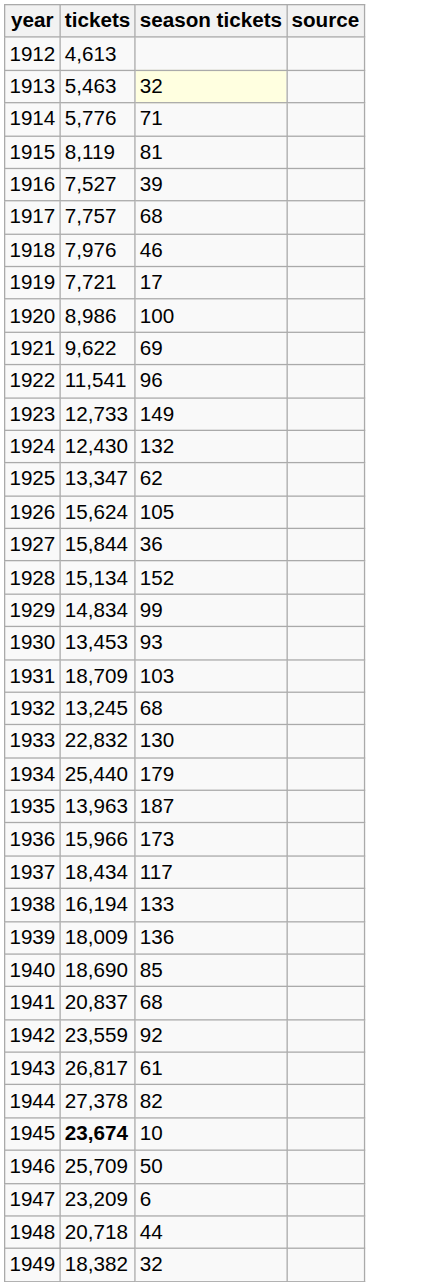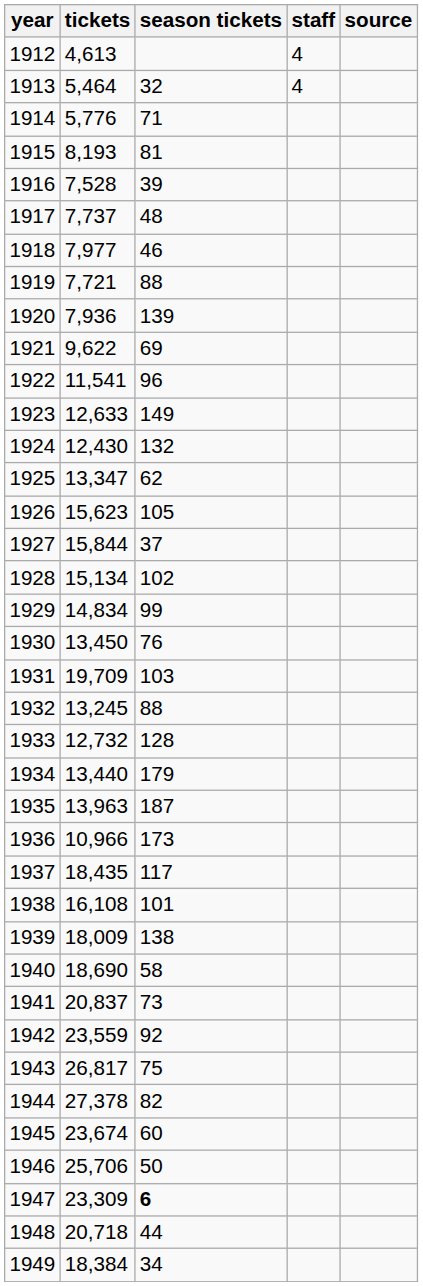+ column: (313, 20)
(91, 86) 5,463 -> (91, 86) 5,464
(151, 86) lightyellow background -> (151, 86) no background
(90, 151) 8,119 -> (91, 151) 8,193
(91, 184) 7,527 -> (91, 184) 7,528
(91, 217) 7,757 -> (91, 217) 7,737
(151, 217) 68 -> (151, 217) 48
(91, 250) 7,976 -> (91, 250) 7,977
(151, 282) 17 -> (151, 282) 88
(91, 315) 8,986 -> (91, 315) 7,936
(157, 315) 100 -> (157, 315) 139
(96, 413) 12,733 -> (96, 413) 12,633
(96, 511) 15,624 -> (96, 511) 15,623
(151, 544) 36 -> (151, 544) 37
(157, 577) 152 -> (157, 577) 102
(96, 642) 13,453 -> (96, 642) 13,450
(151, 642) 93 -> (151, 642) 76
(96, 675) 18,709 -> (96, 675) 19,709
(151, 708) 68 -> (151, 708) 88
(96, 741) 22,832 -> (96, 741) 12,732
(157, 741) 130 -> (157, 741) 128
(96, 773) 25,440 -> (96, 773) 13,440
(96, 839) 15,966 -> (96, 839) 10,966
(96, 871) 18,434 -> (96, 871) 18,435
(96, 904) 16,194 -> (96, 904) 16,108
(157, 904) 133 -> (157, 904) 101
(157, 937) 136 -> (157, 937) 138
(151, 970) 85 -> (151, 970) 58
(151, 1002) 68 -> (151, 1002) 73
(151, 1068) 61 -> (151, 1068) 75
(96, 1133) bold -> (96, 1133) normal
(151, 1133) 10 -> (151, 1133) 60
(96, 1166) 25,709 -> (96, 1166) 25,706
(96, 1199) 23,209 -> (96, 1199) 23,309
(145, 1199) normal -> (145, 1199) bold
(96, 1264) 18,382 -> (96, 1264) 18,384
(151, 1264) 32 -> (151, 1264) 34
